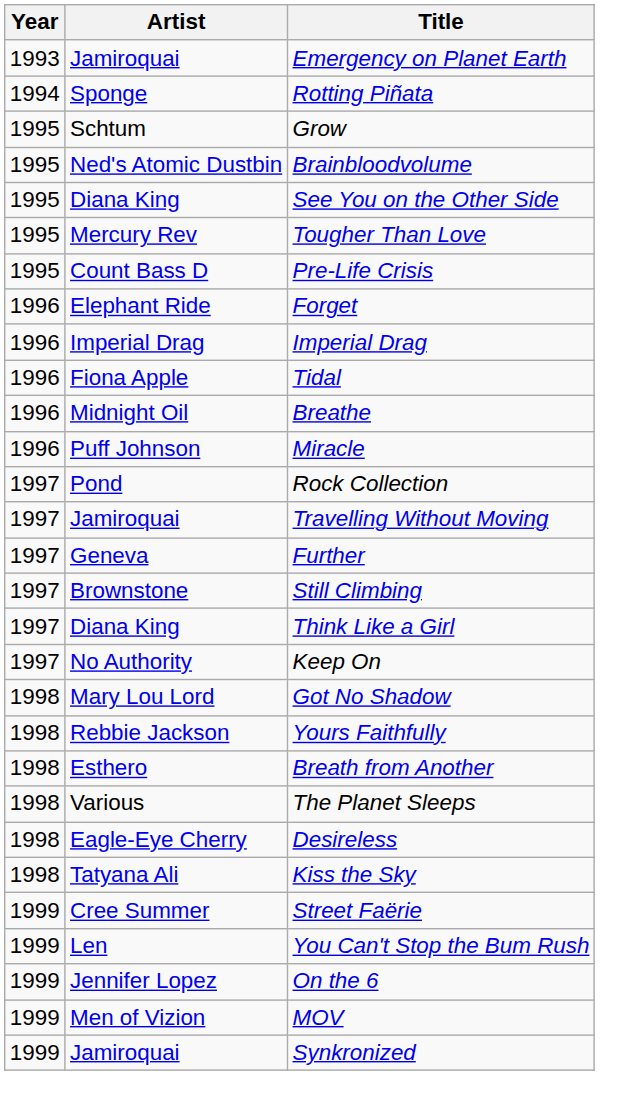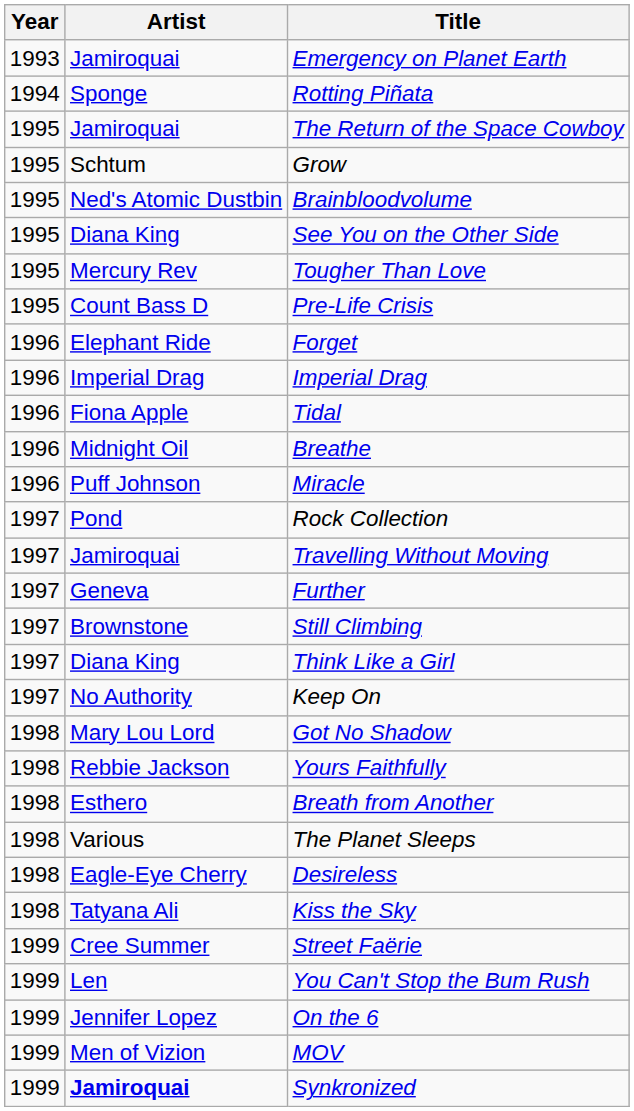+ row: (458, 128)
(125, 1052) normal -> (130, 1088) bold
